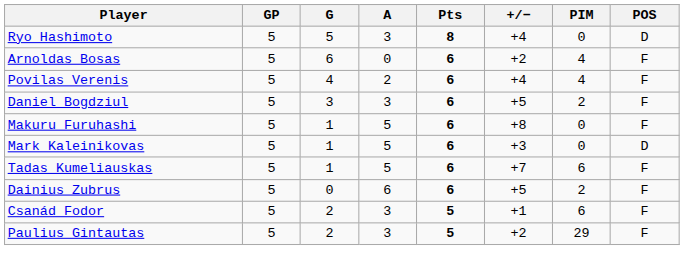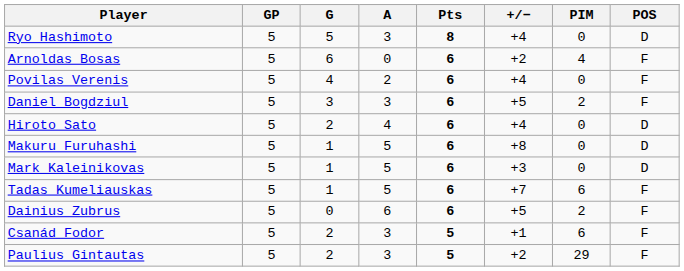(582, 81) 4 -> (582, 81) 0
+ row: (52, 125)
(645, 125) F -> (645, 146) D
